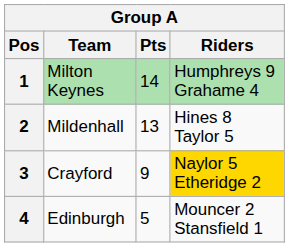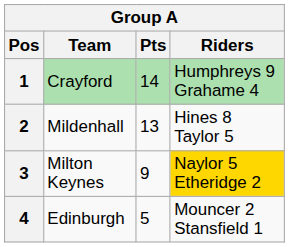(76, 81) Milton Keynes -> (80, 81) Crayford
(80, 173) Crayford -> (76, 173) Milton Keynes
